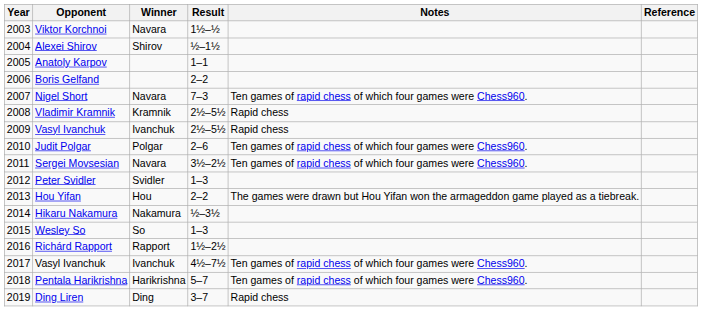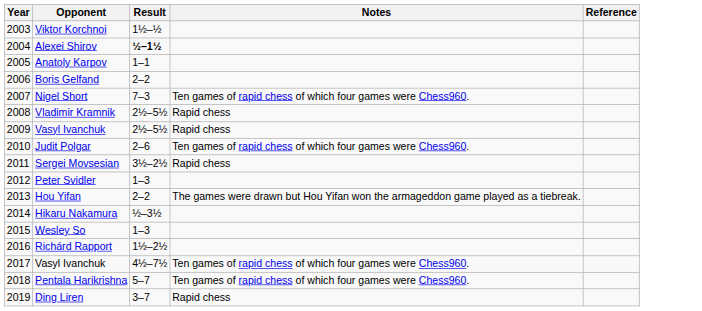- column: (159, 12)
(205, 46) normal -> (147, 46) bold
(379, 163) Ten games of rapid chess of which four games were Chess960. -> (201, 163) Rapid chess
